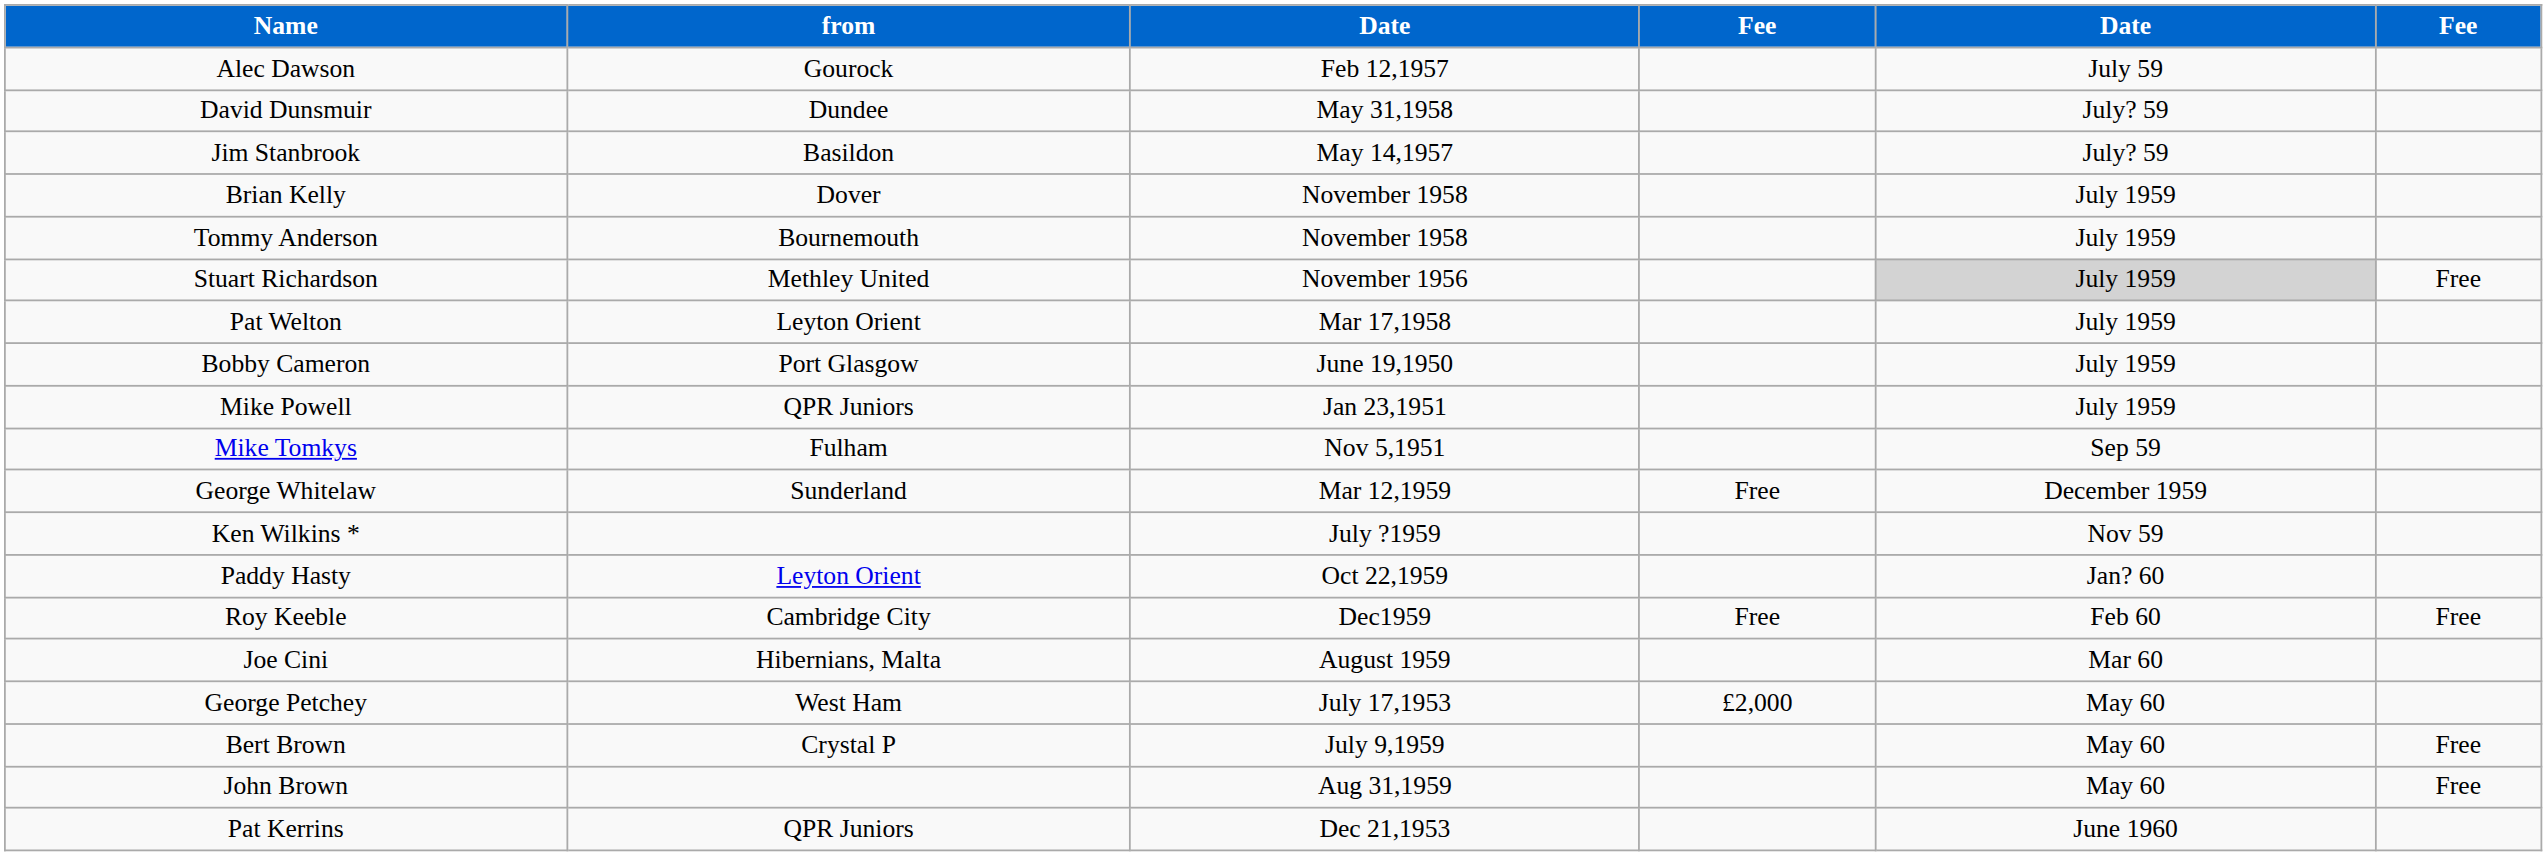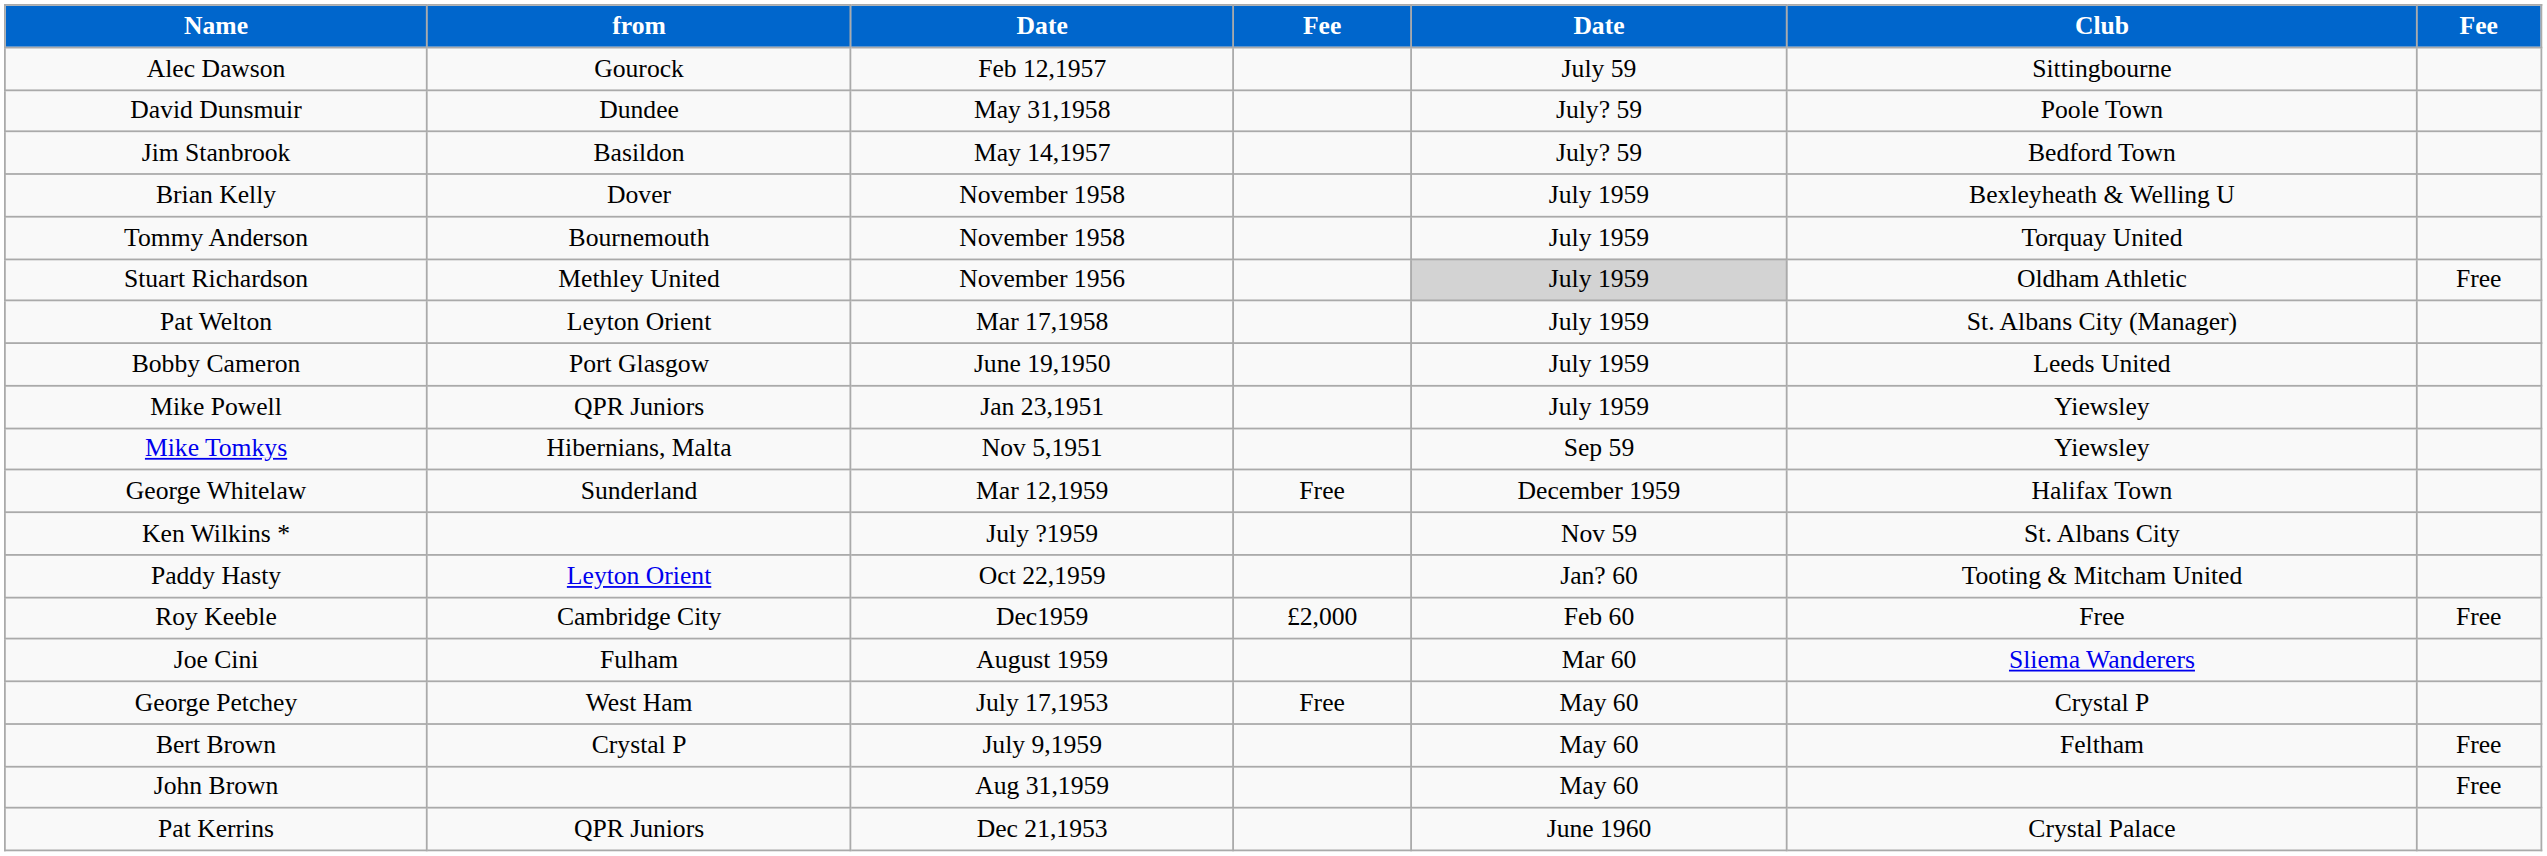+ column: (2102, 26)
(849, 448) Fulham -> (639, 448) Hibernians, Malta
(1757, 617) Free -> (1322, 617) £2,000
(849, 660) Hibernians, Malta -> (639, 660) Fulham
(1757, 702) £2,000 -> (1322, 702) Free
